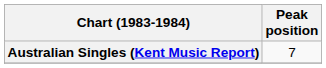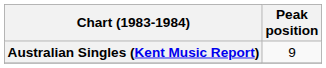(292, 52) 7 -> (292, 52) 9
